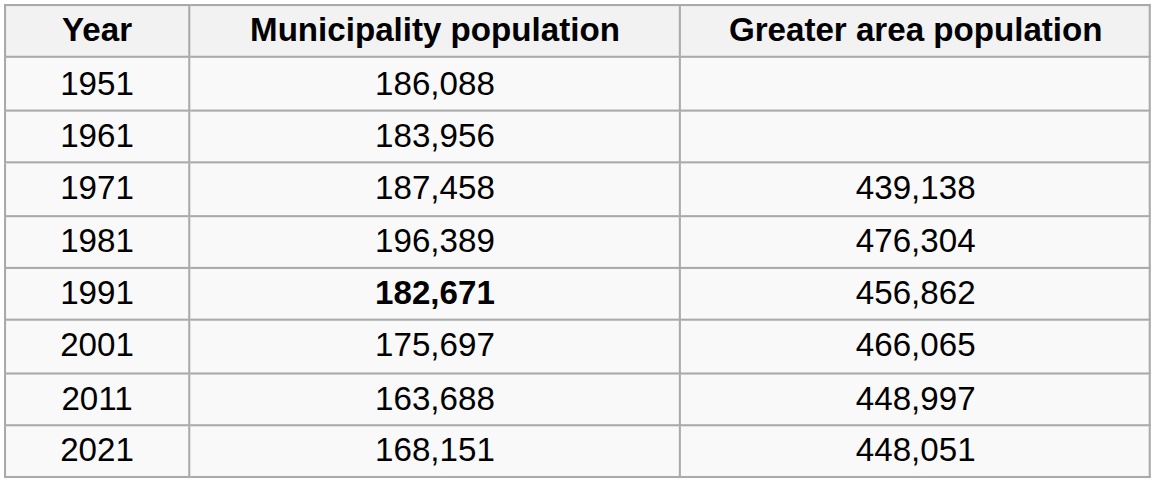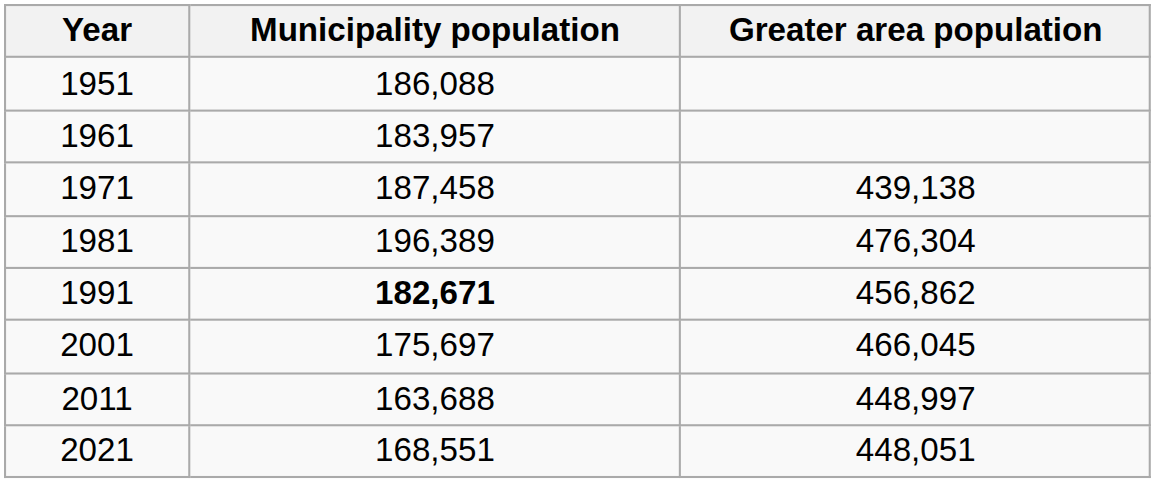(435, 135) 183,956 -> (435, 135) 183,957
(916, 345) 466,065 -> (916, 345) 466,045
(435, 450) 168,151 -> (435, 450) 168,551
